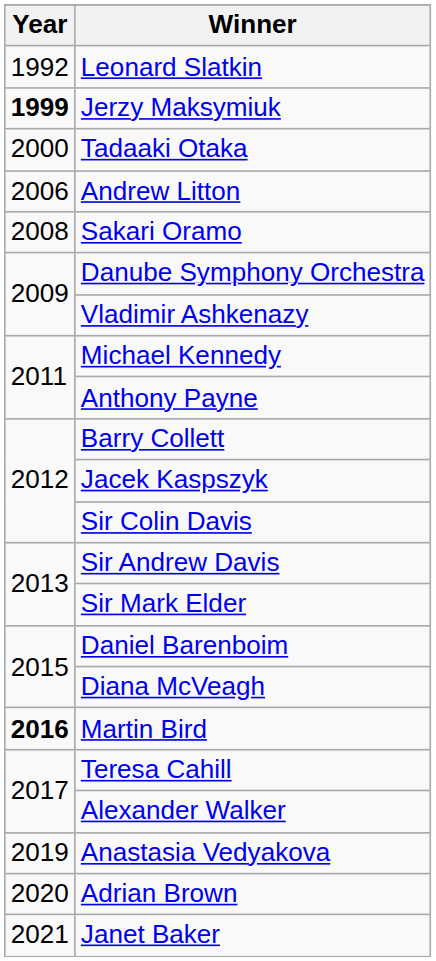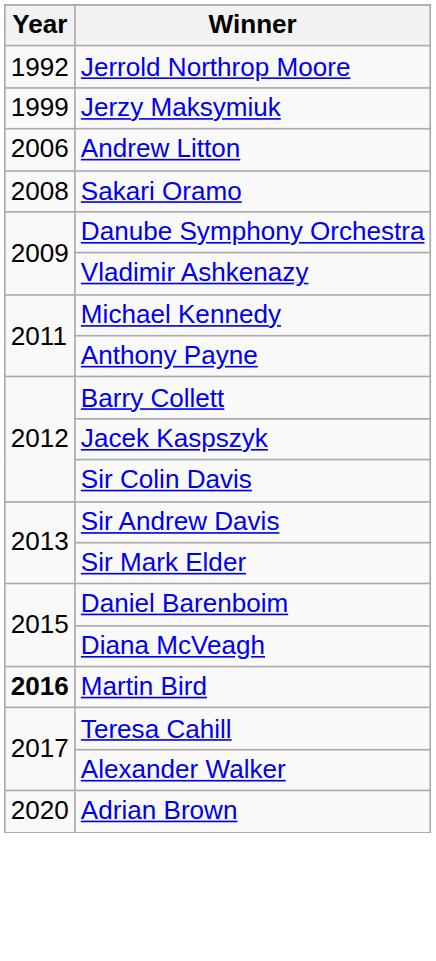+ row: (216, 66)
- row: (171, 66)
(40, 107) bold -> (40, 107) normal
- row: (164, 149)
- row: (206, 852)
- row: (150, 935)
